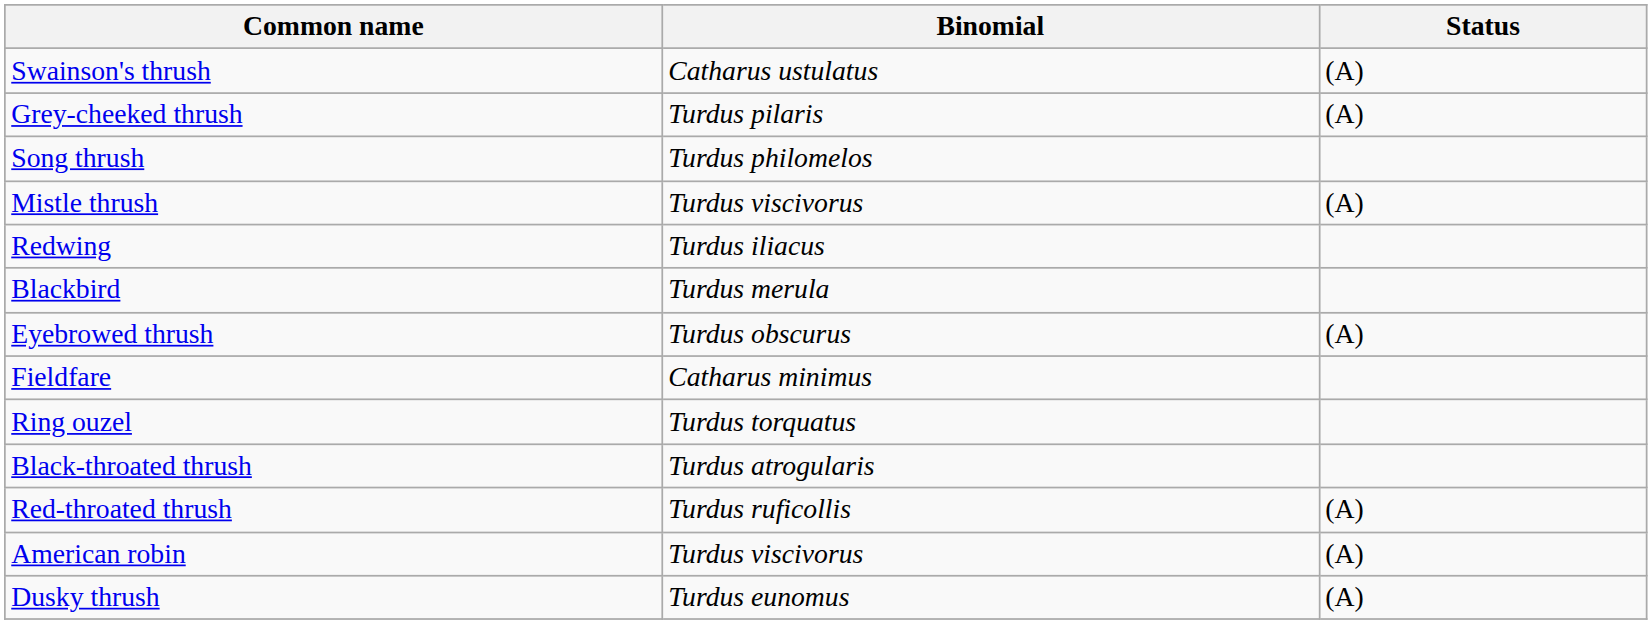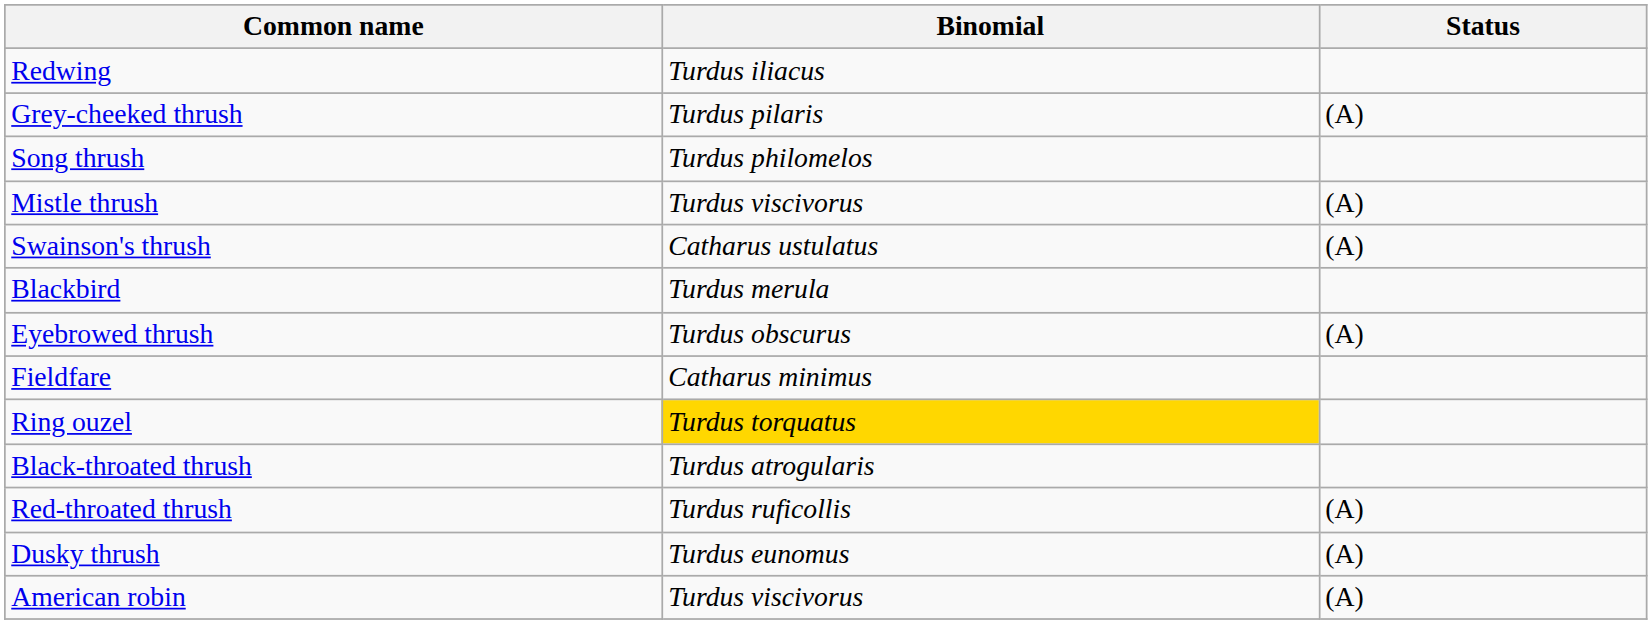rows swapped: (111, 70) <-> (61, 245)
(762, 421) no background -> (762, 421) gold background
rows swapped: (85, 597) <-> (98, 553)
